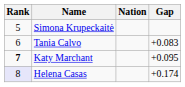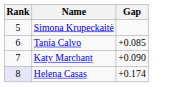- column: (132, 12)
(165, 43) +0.083 -> (132, 43) +0.085
(18, 58) bold -> (18, 58) normal
(165, 58) +0.095 -> (132, 58) +0.090
